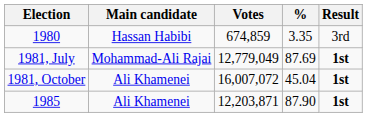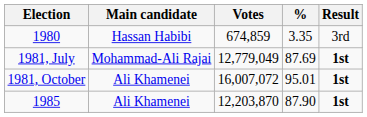(300, 79) 45.04 -> (300, 79) 95.01
(248, 101) 12,203,871 -> (248, 101) 12,203,870
